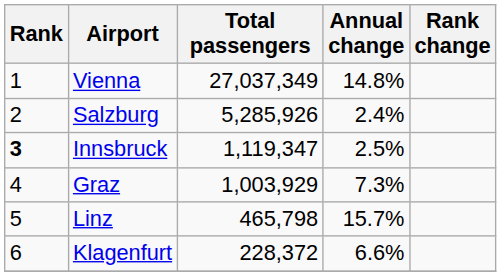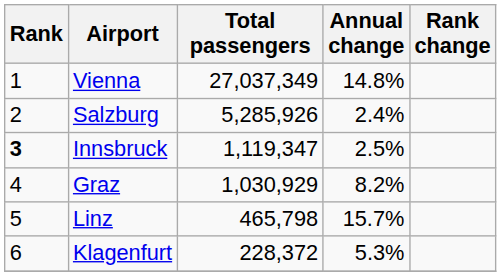(270, 184) 1,003,929 -> (270, 184) 1,030,929
(380, 184) 7.3% -> (380, 184) 8.2%
(380, 253) 6.6% -> (380, 253) 5.3%
